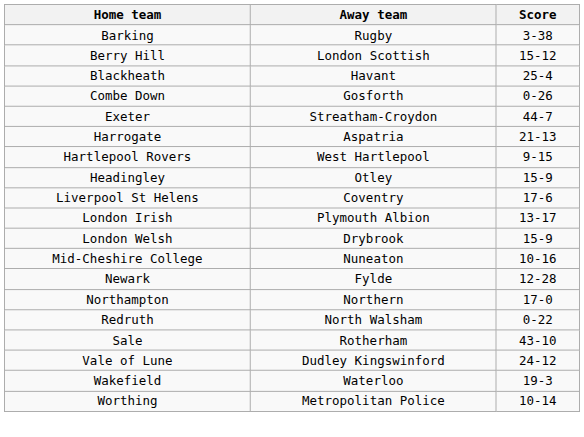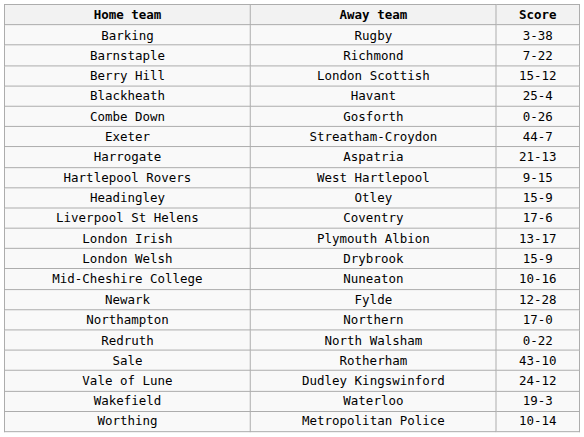+ row: (127, 55)
